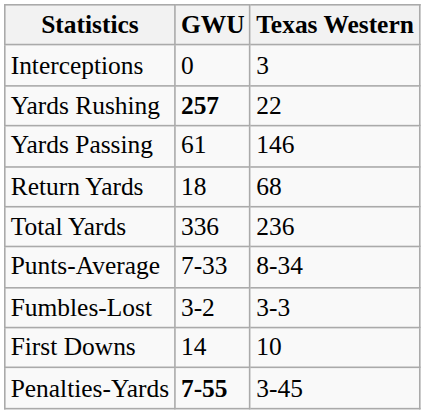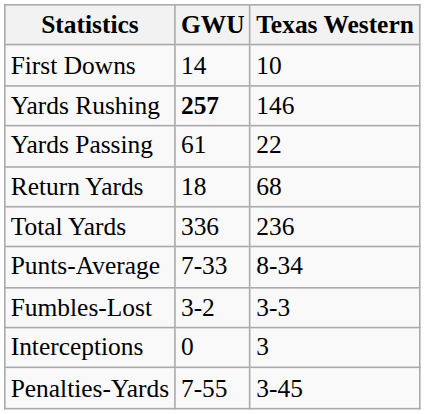rows swapped: (73, 347) <-> (77, 65)
(269, 105) 22 -> (275, 105) 146
(275, 145) 146 -> (269, 145) 22
(204, 387) bold -> (204, 387) normal
